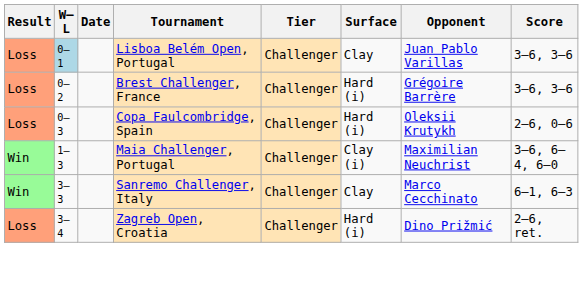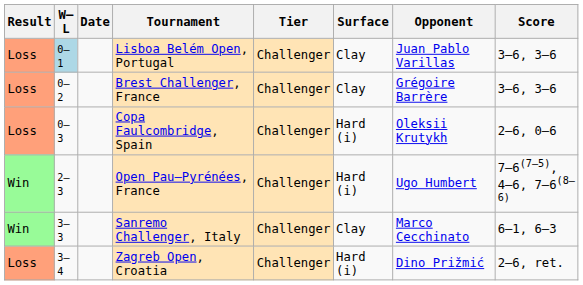(359, 90) Hard (i) -> (351, 90) Clay
- row: (175, 158)
+ row: (182, 183)
